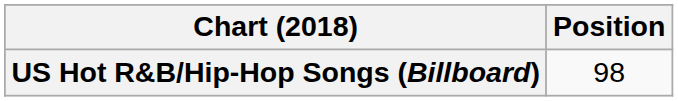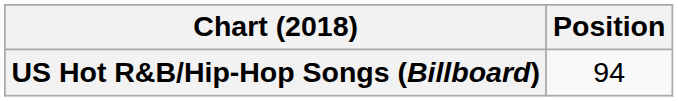(609, 72) 98 -> (609, 72) 94
